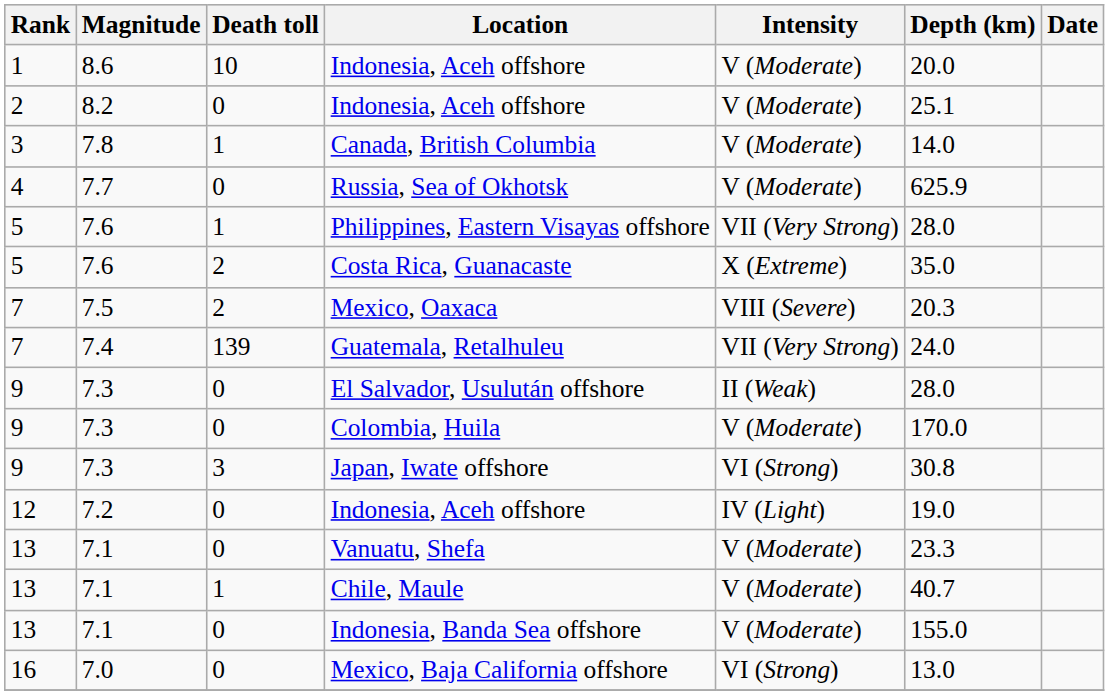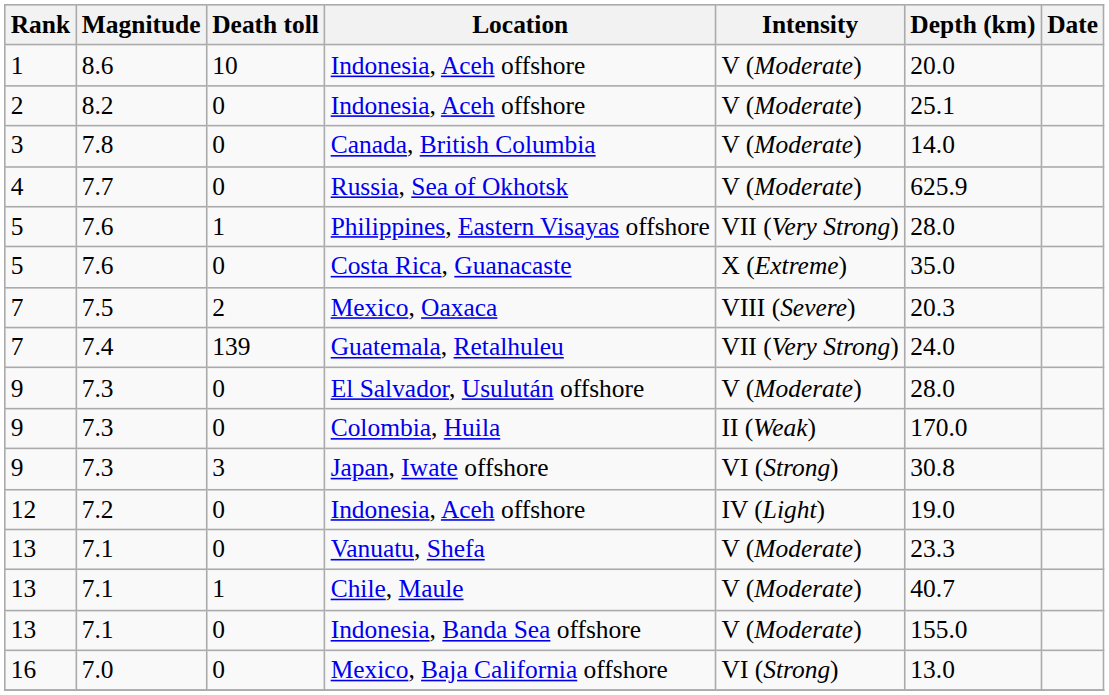(219, 145) 1 -> (219, 145) 0
(219, 266) 2 -> (219, 266) 0
(769, 387) II (Weak) -> (792, 387) V (Moderate)
(792, 428) V (Moderate) -> (769, 428) II (Weak)
